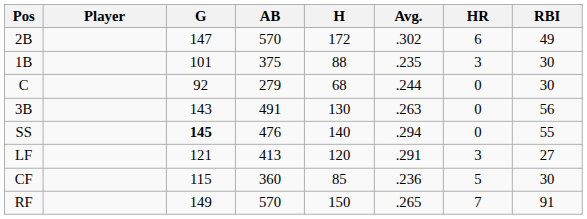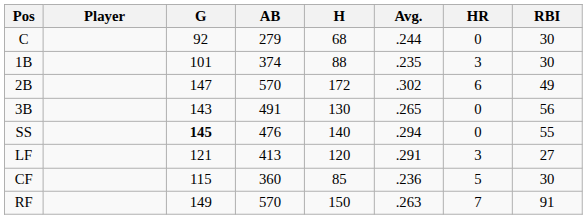rows swapped: (24, 86) <-> (24, 39)
(270, 62) 375 -> (270, 62) 374
(409, 109) .263 -> (409, 109) .265
(409, 202) .265 -> (409, 202) .263
